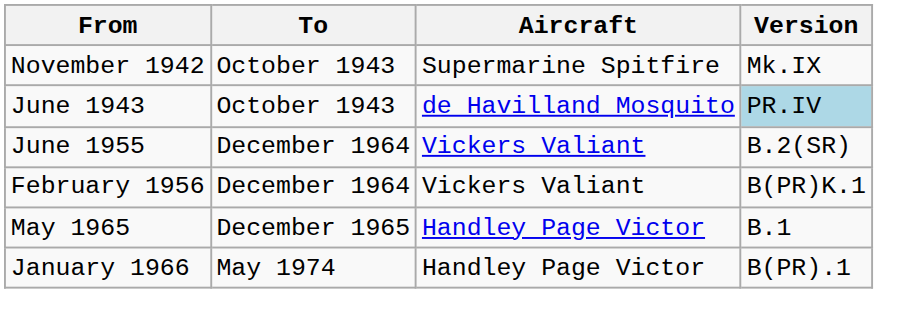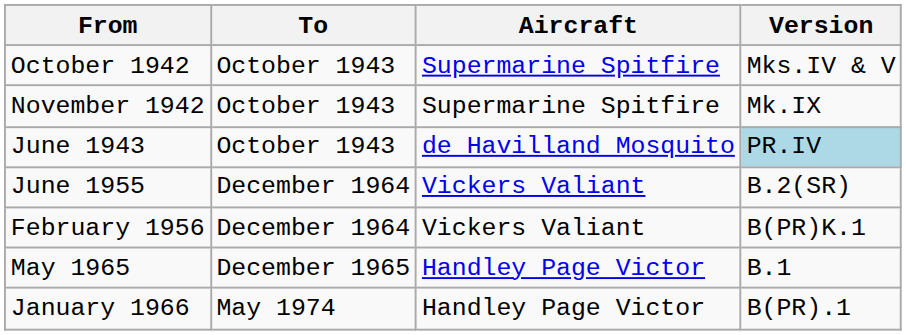+ row: (100, 66)
